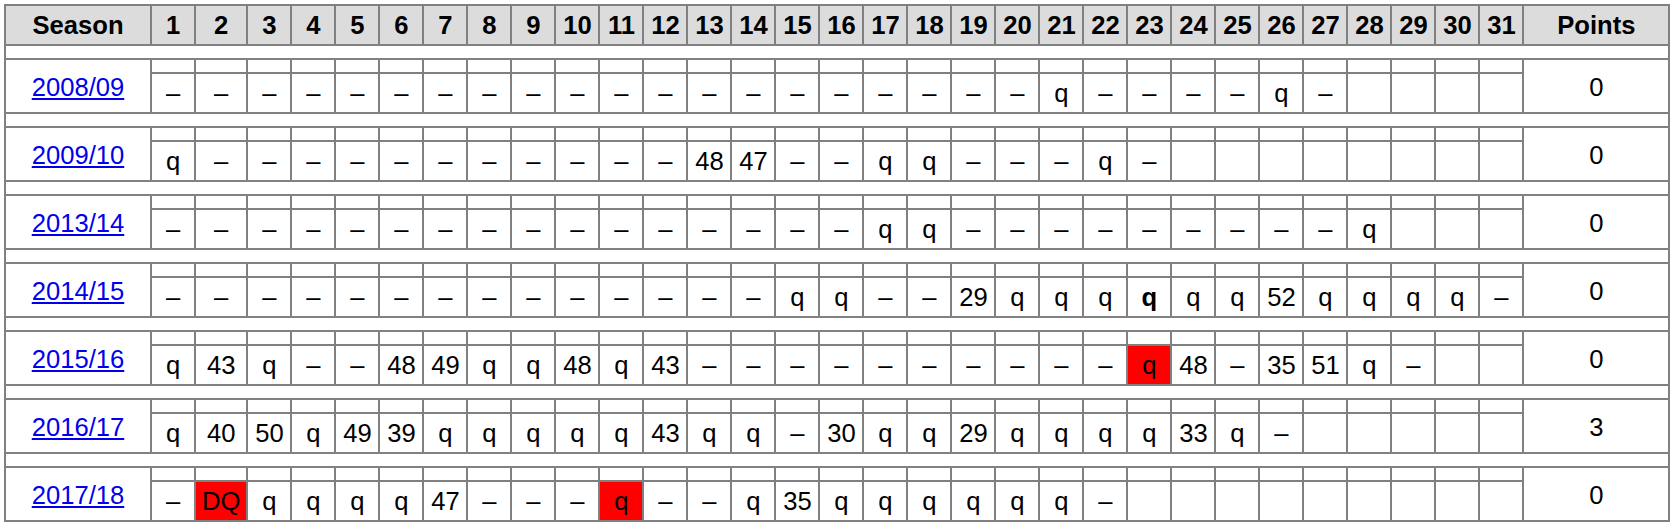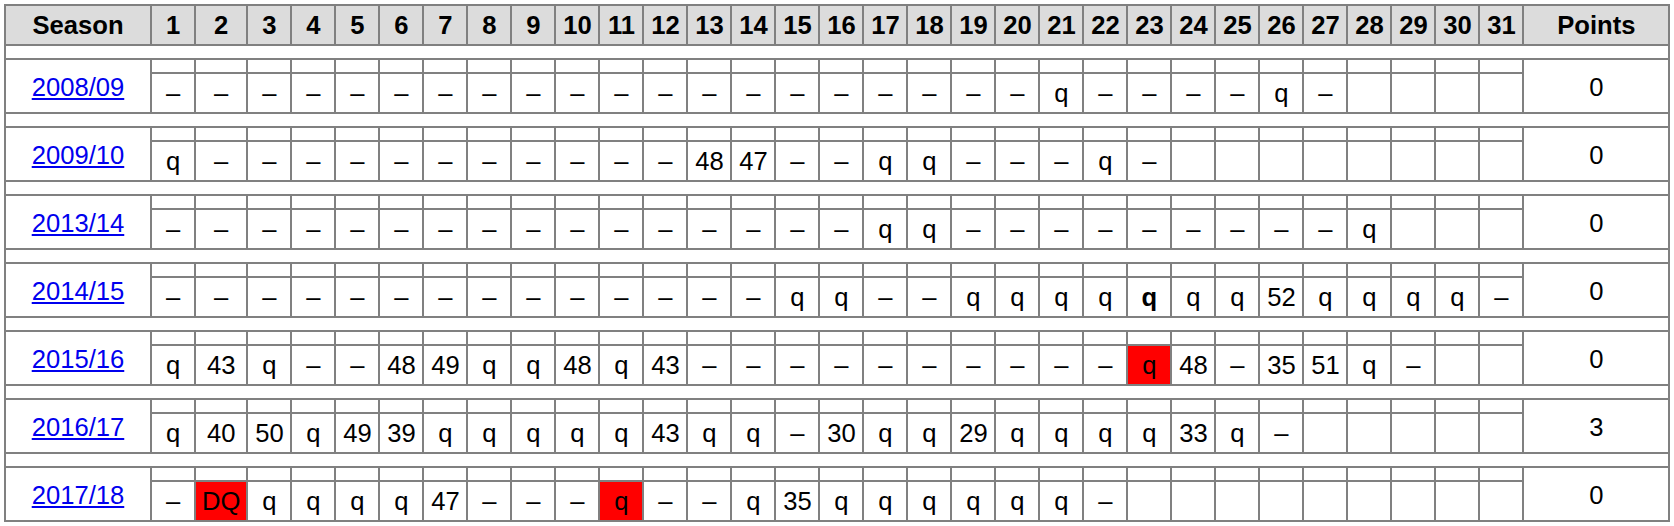(973, 297) 29 -> (973, 297) q
